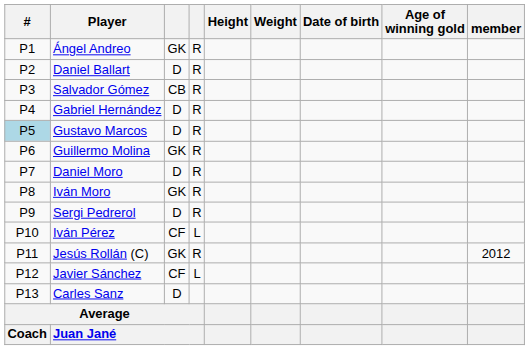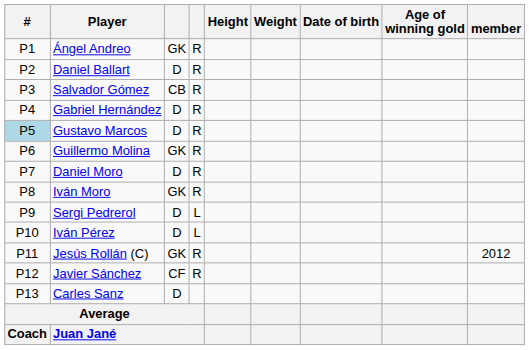(197, 212) R -> (197, 212) L
(177, 232) CF -> (177, 232) D
(197, 273) L -> (197, 273) R
